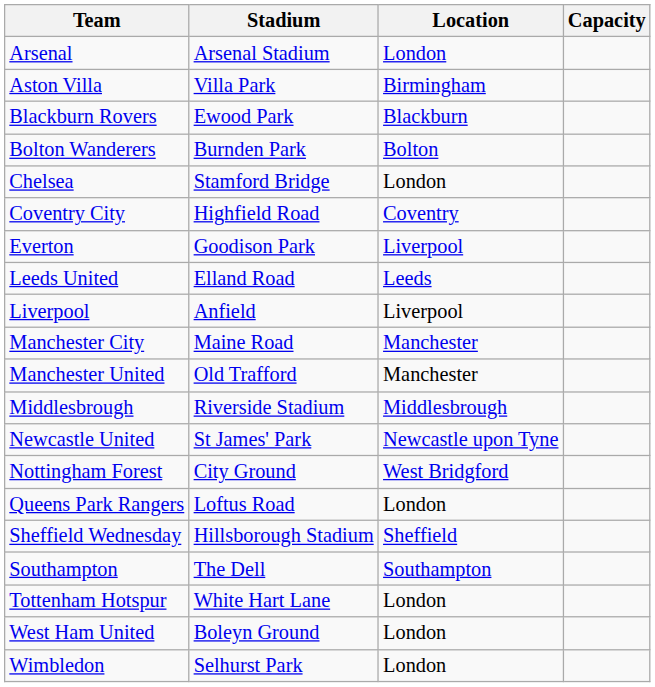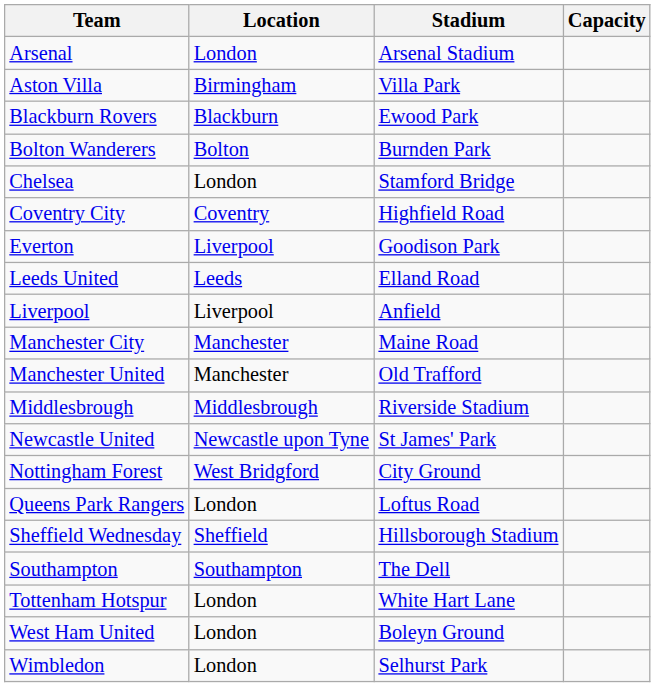columns swapped: (471, 20) <-> (284, 20)
